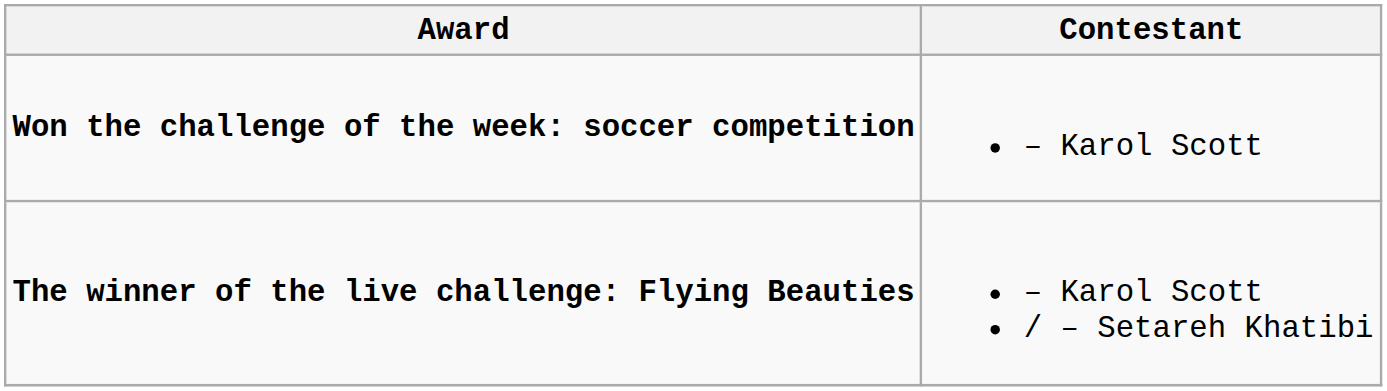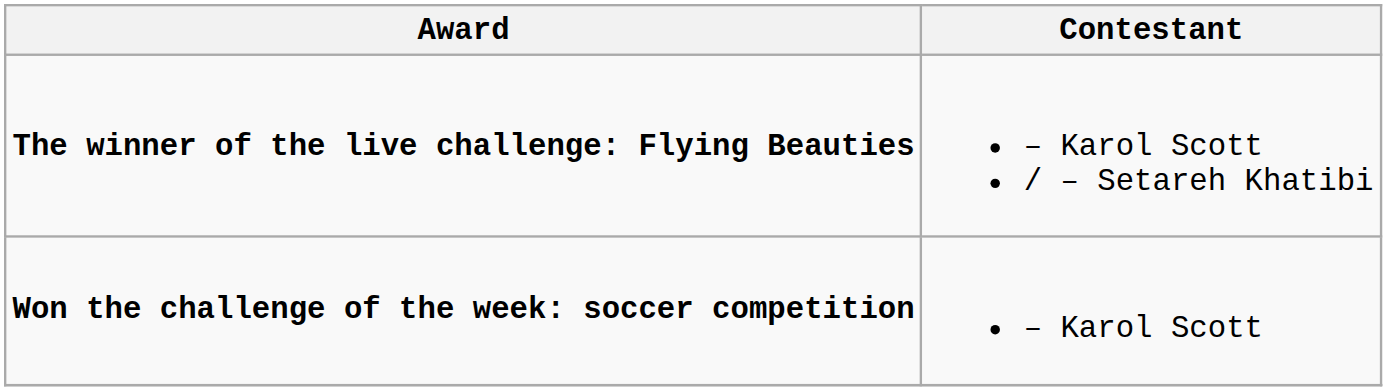rows swapped: (464, 129) <-> (464, 293)
